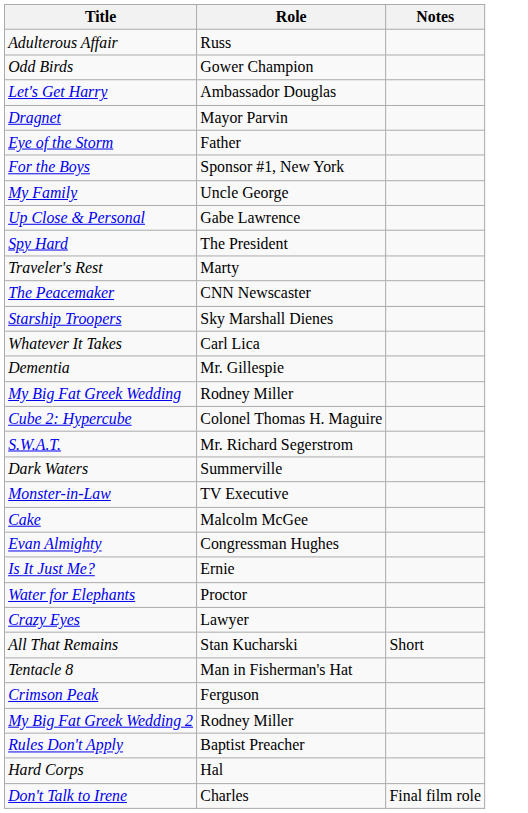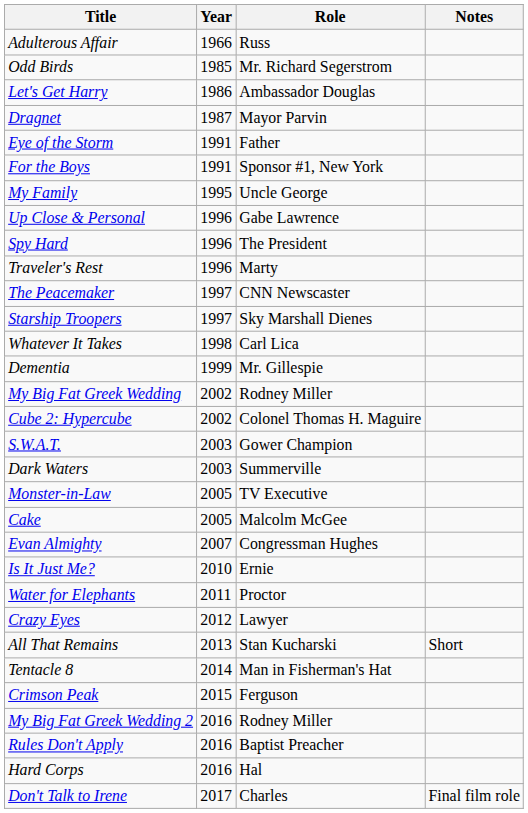+ column: (216, 17)
(257, 67) Gower Champion -> (316, 67) Mr. Richard Segerstrom
(277, 444) Mr. Richard Segerstrom -> (296, 444) Gower Champion
